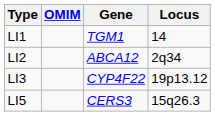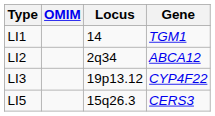columns swapped: (116, 15) <-> (179, 15)
